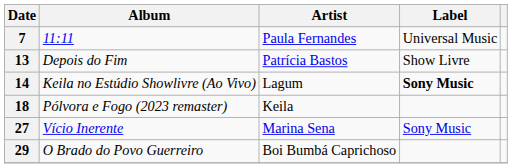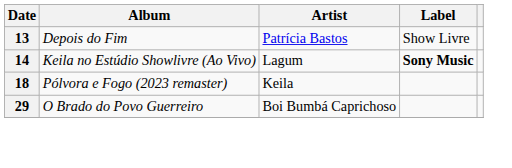- row: (22, 38)
- row: (22, 128)
